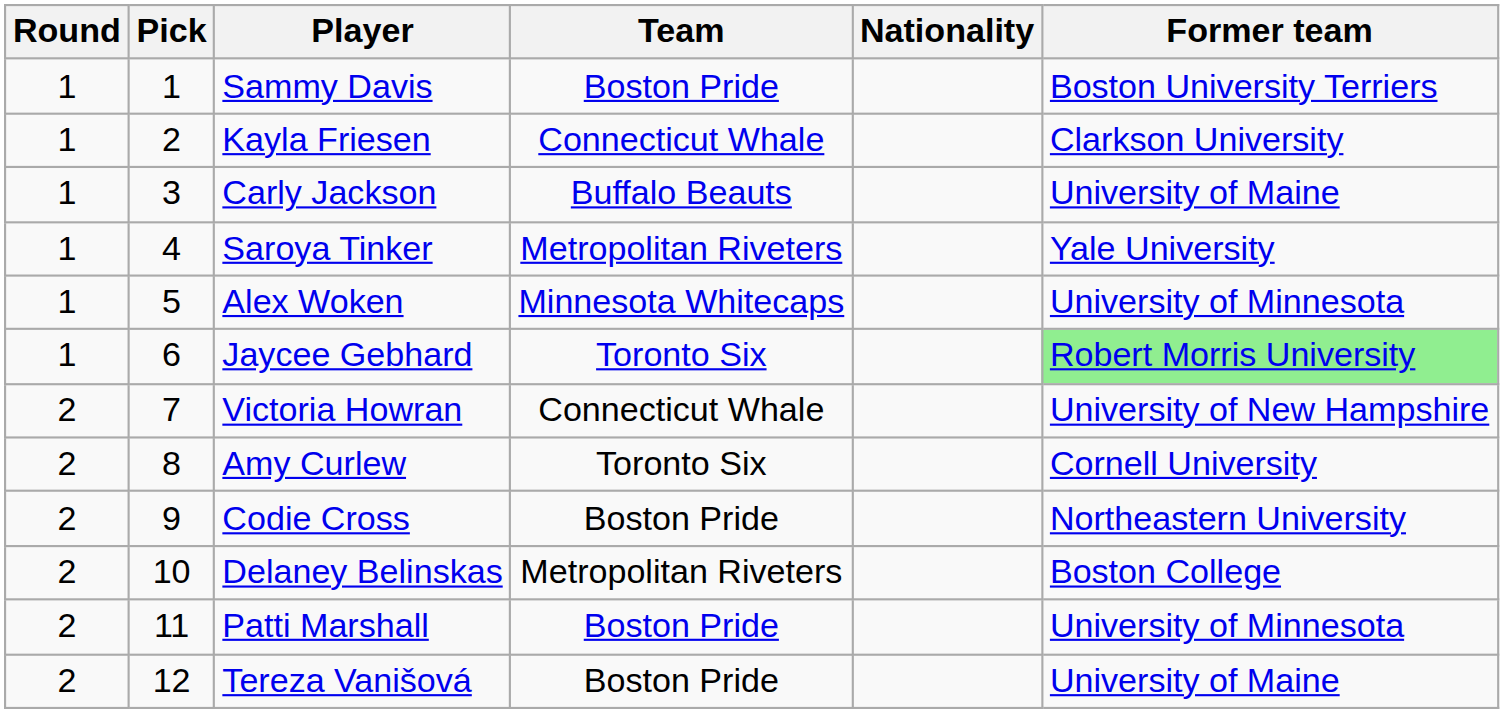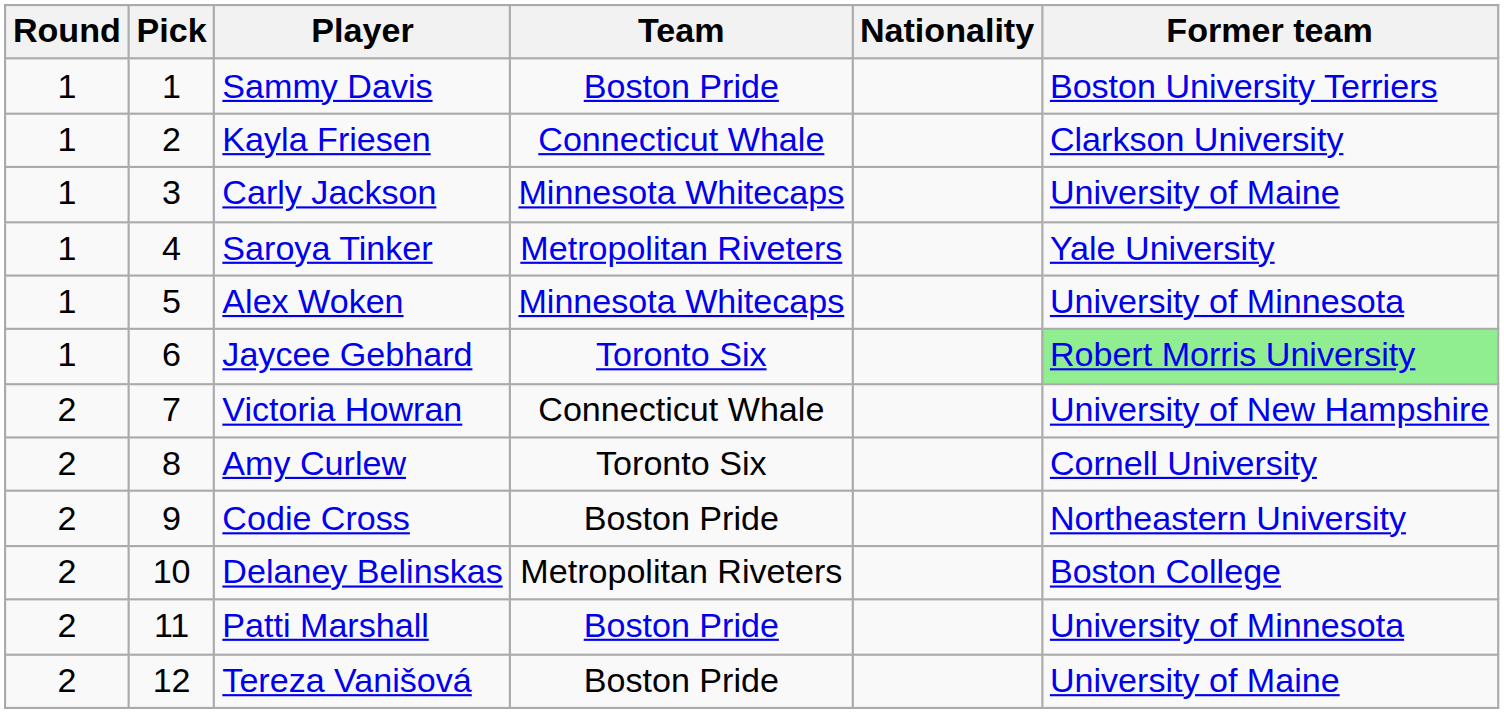(681, 193) Buffalo Beauts -> (681, 193) Minnesota Whitecaps
